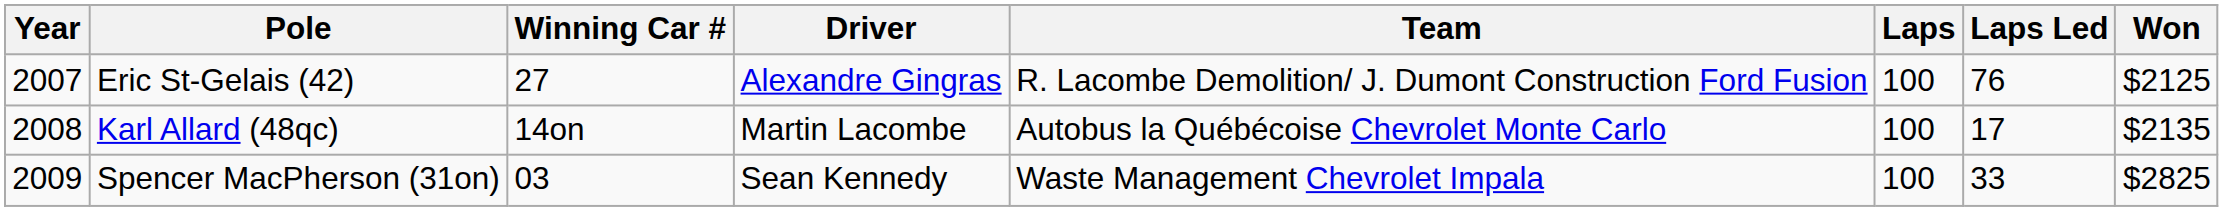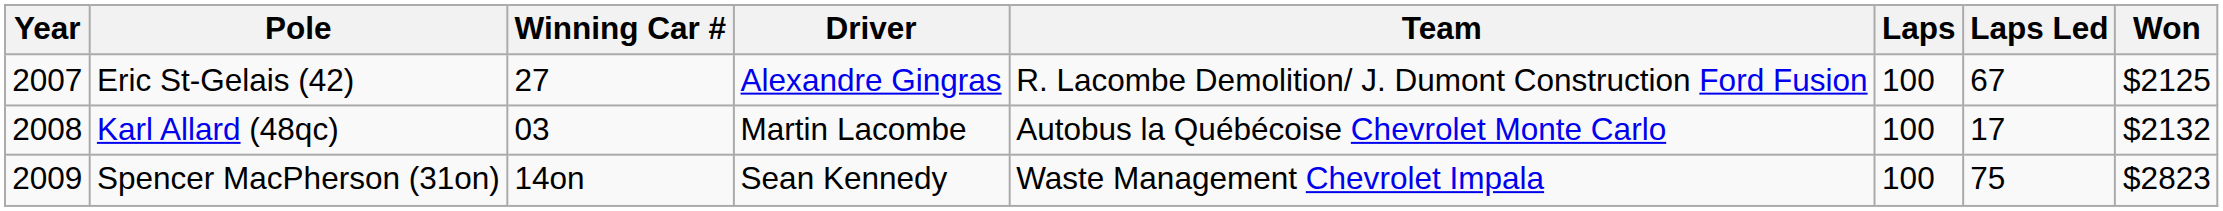(1988, 79) 76 -> (1988, 79) 67
(549, 129) 14on -> (532, 129) 03
(2167, 129) $2135 -> (2167, 129) $2132
(532, 179) 03 -> (549, 179) 14on
(1988, 179) 33 -> (1988, 179) 75
(2167, 179) $2825 -> (2167, 179) $2823
